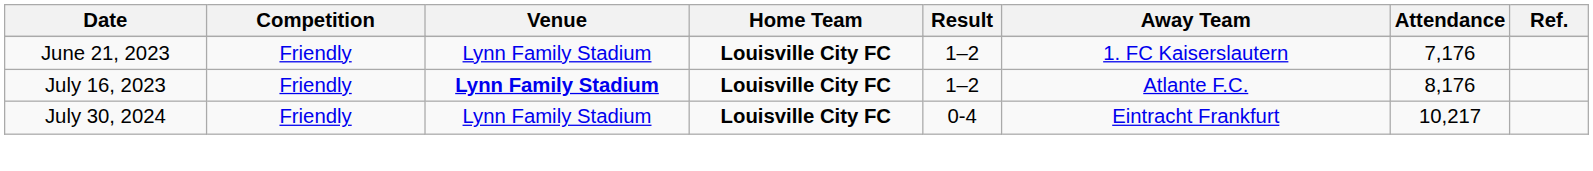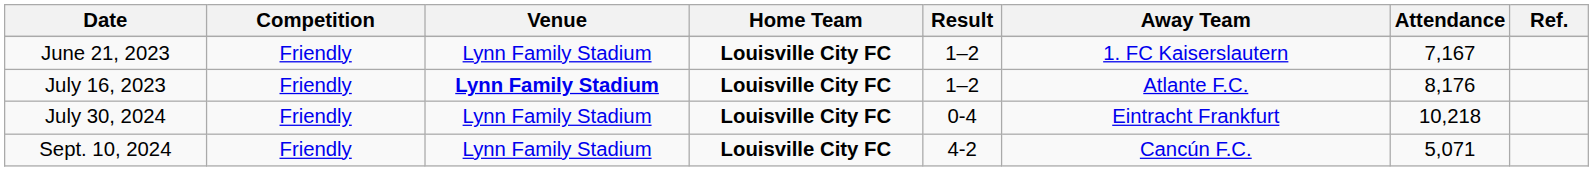(1450, 52) 7,176 -> (1450, 52) 7,167
(1450, 117) 10,217 -> (1450, 117) 10,218
+ row: (105, 149)
